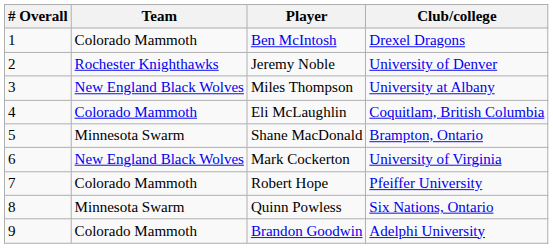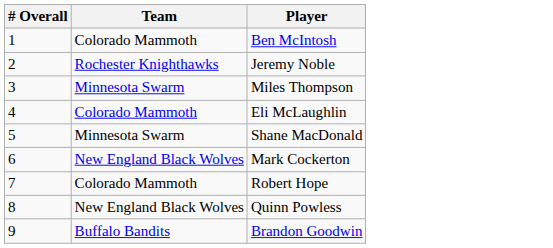- column: (457, 16)
(159, 87) New England Black Wolves -> (130, 87) Minnesota Swarm
(130, 207) Minnesota Swarm -> (159, 207) New England Black Wolves
(136, 231) Colorado Mammoth -> (122, 231) Buffalo Bandits
